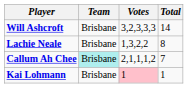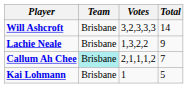(163, 43) 8 -> (163, 43) 9
(123, 75) pink background -> (123, 75) no background
(163, 75) 1 -> (163, 75) 5
